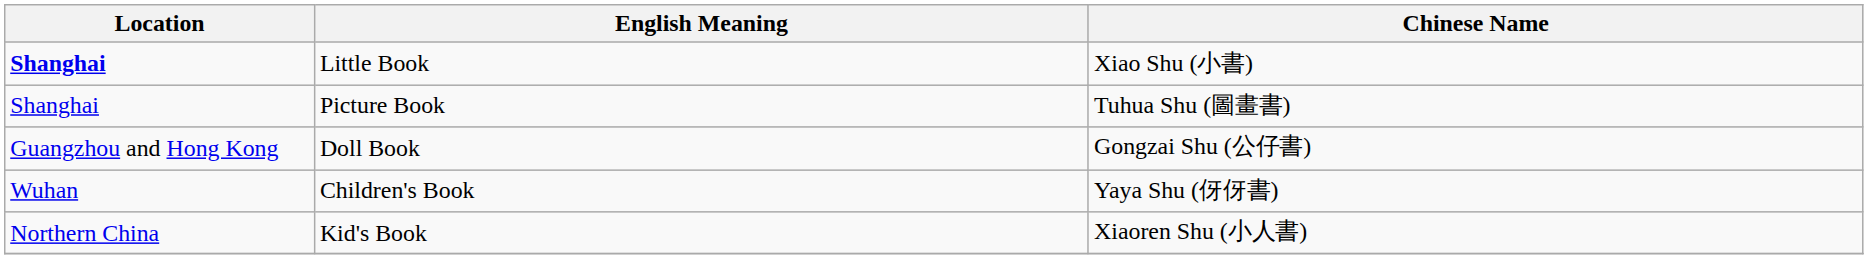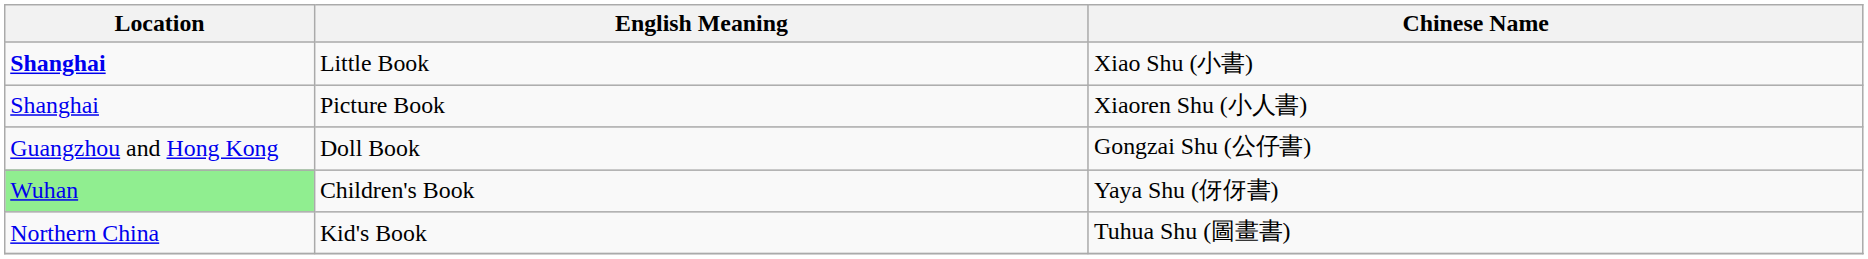(1192, 104) Tuhua Shu (圖畫書) -> (1201, 104) Xiaoren Shu (小人書)
(44, 190) no background -> (44, 190) lightgreen background
(1201, 231) Xiaoren Shu (小人書) -> (1192, 231) Tuhua Shu (圖畫書)
